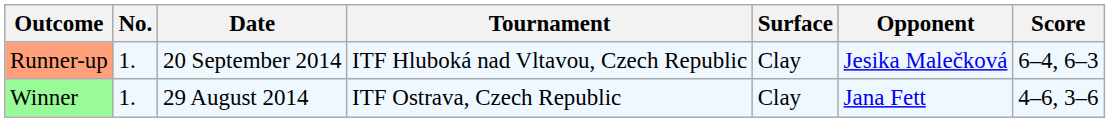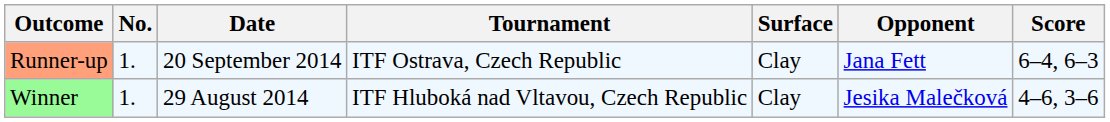(550, 59) ITF Hluboká nad Vltavou, Czech Republic -> (487, 59) ITF Ostrava, Czech Republic
(926, 59) Jesika Malečková -> (885, 59) Jana Fett
(487, 97) ITF Ostrava, Czech Republic -> (550, 97) ITF Hluboká nad Vltavou, Czech Republic
(885, 97) Jana Fett -> (926, 97) Jesika Malečková
